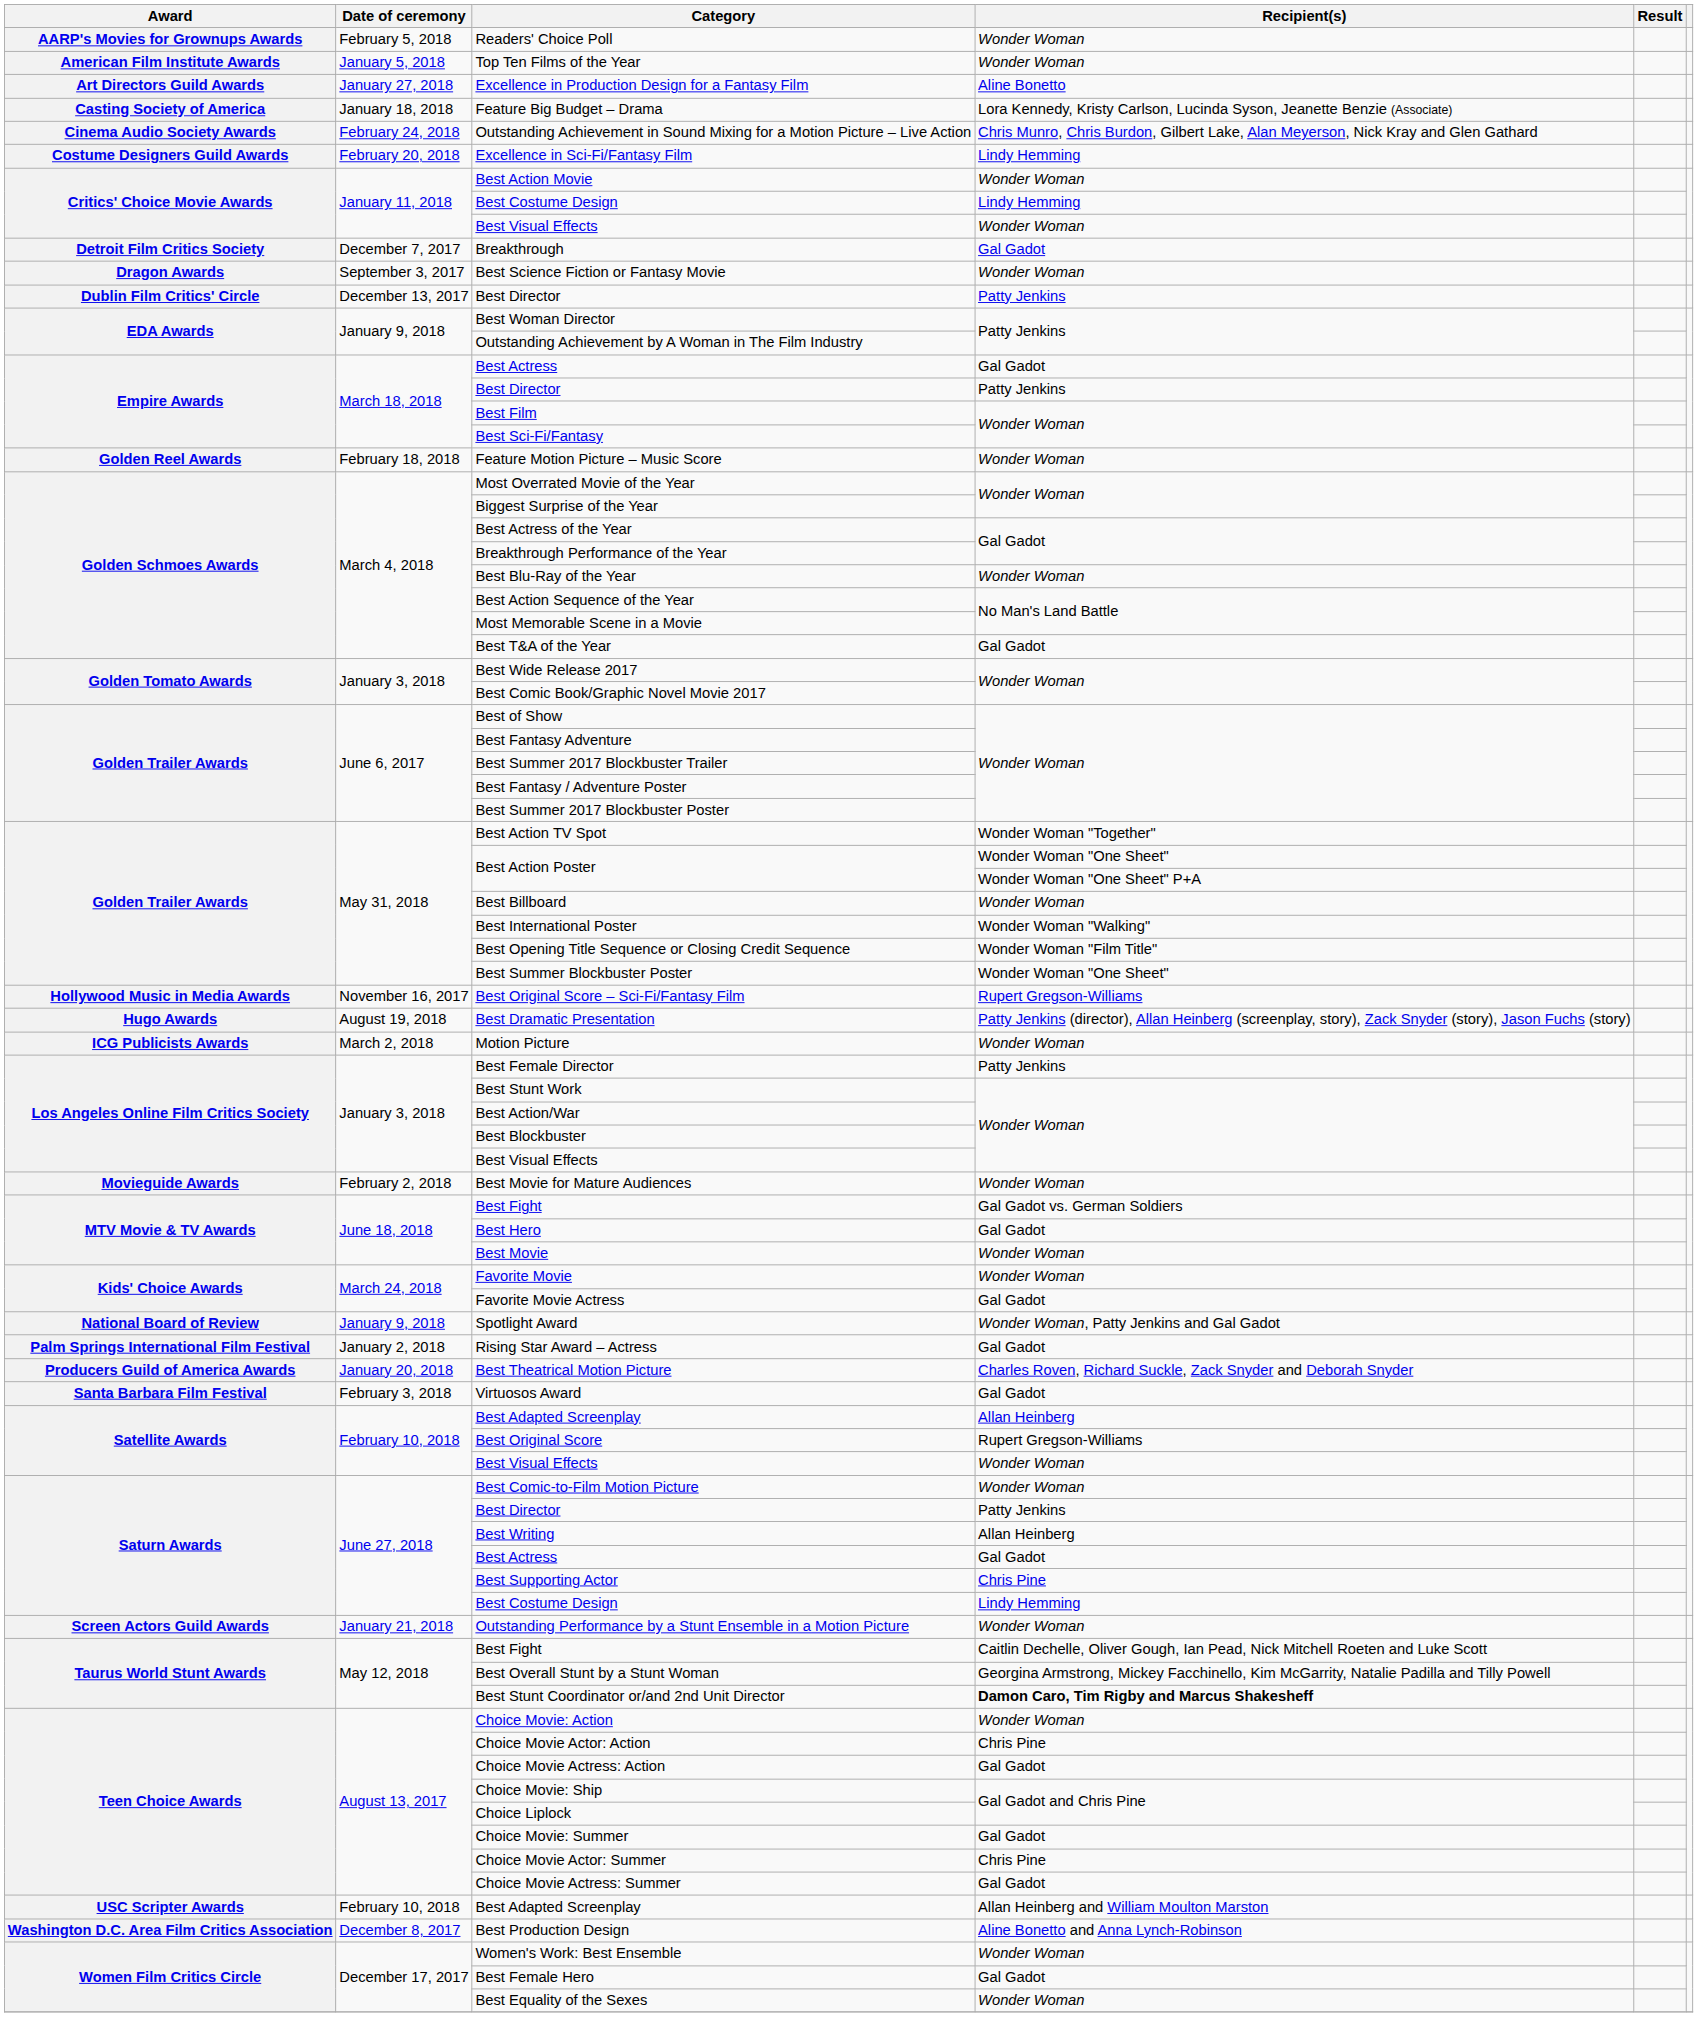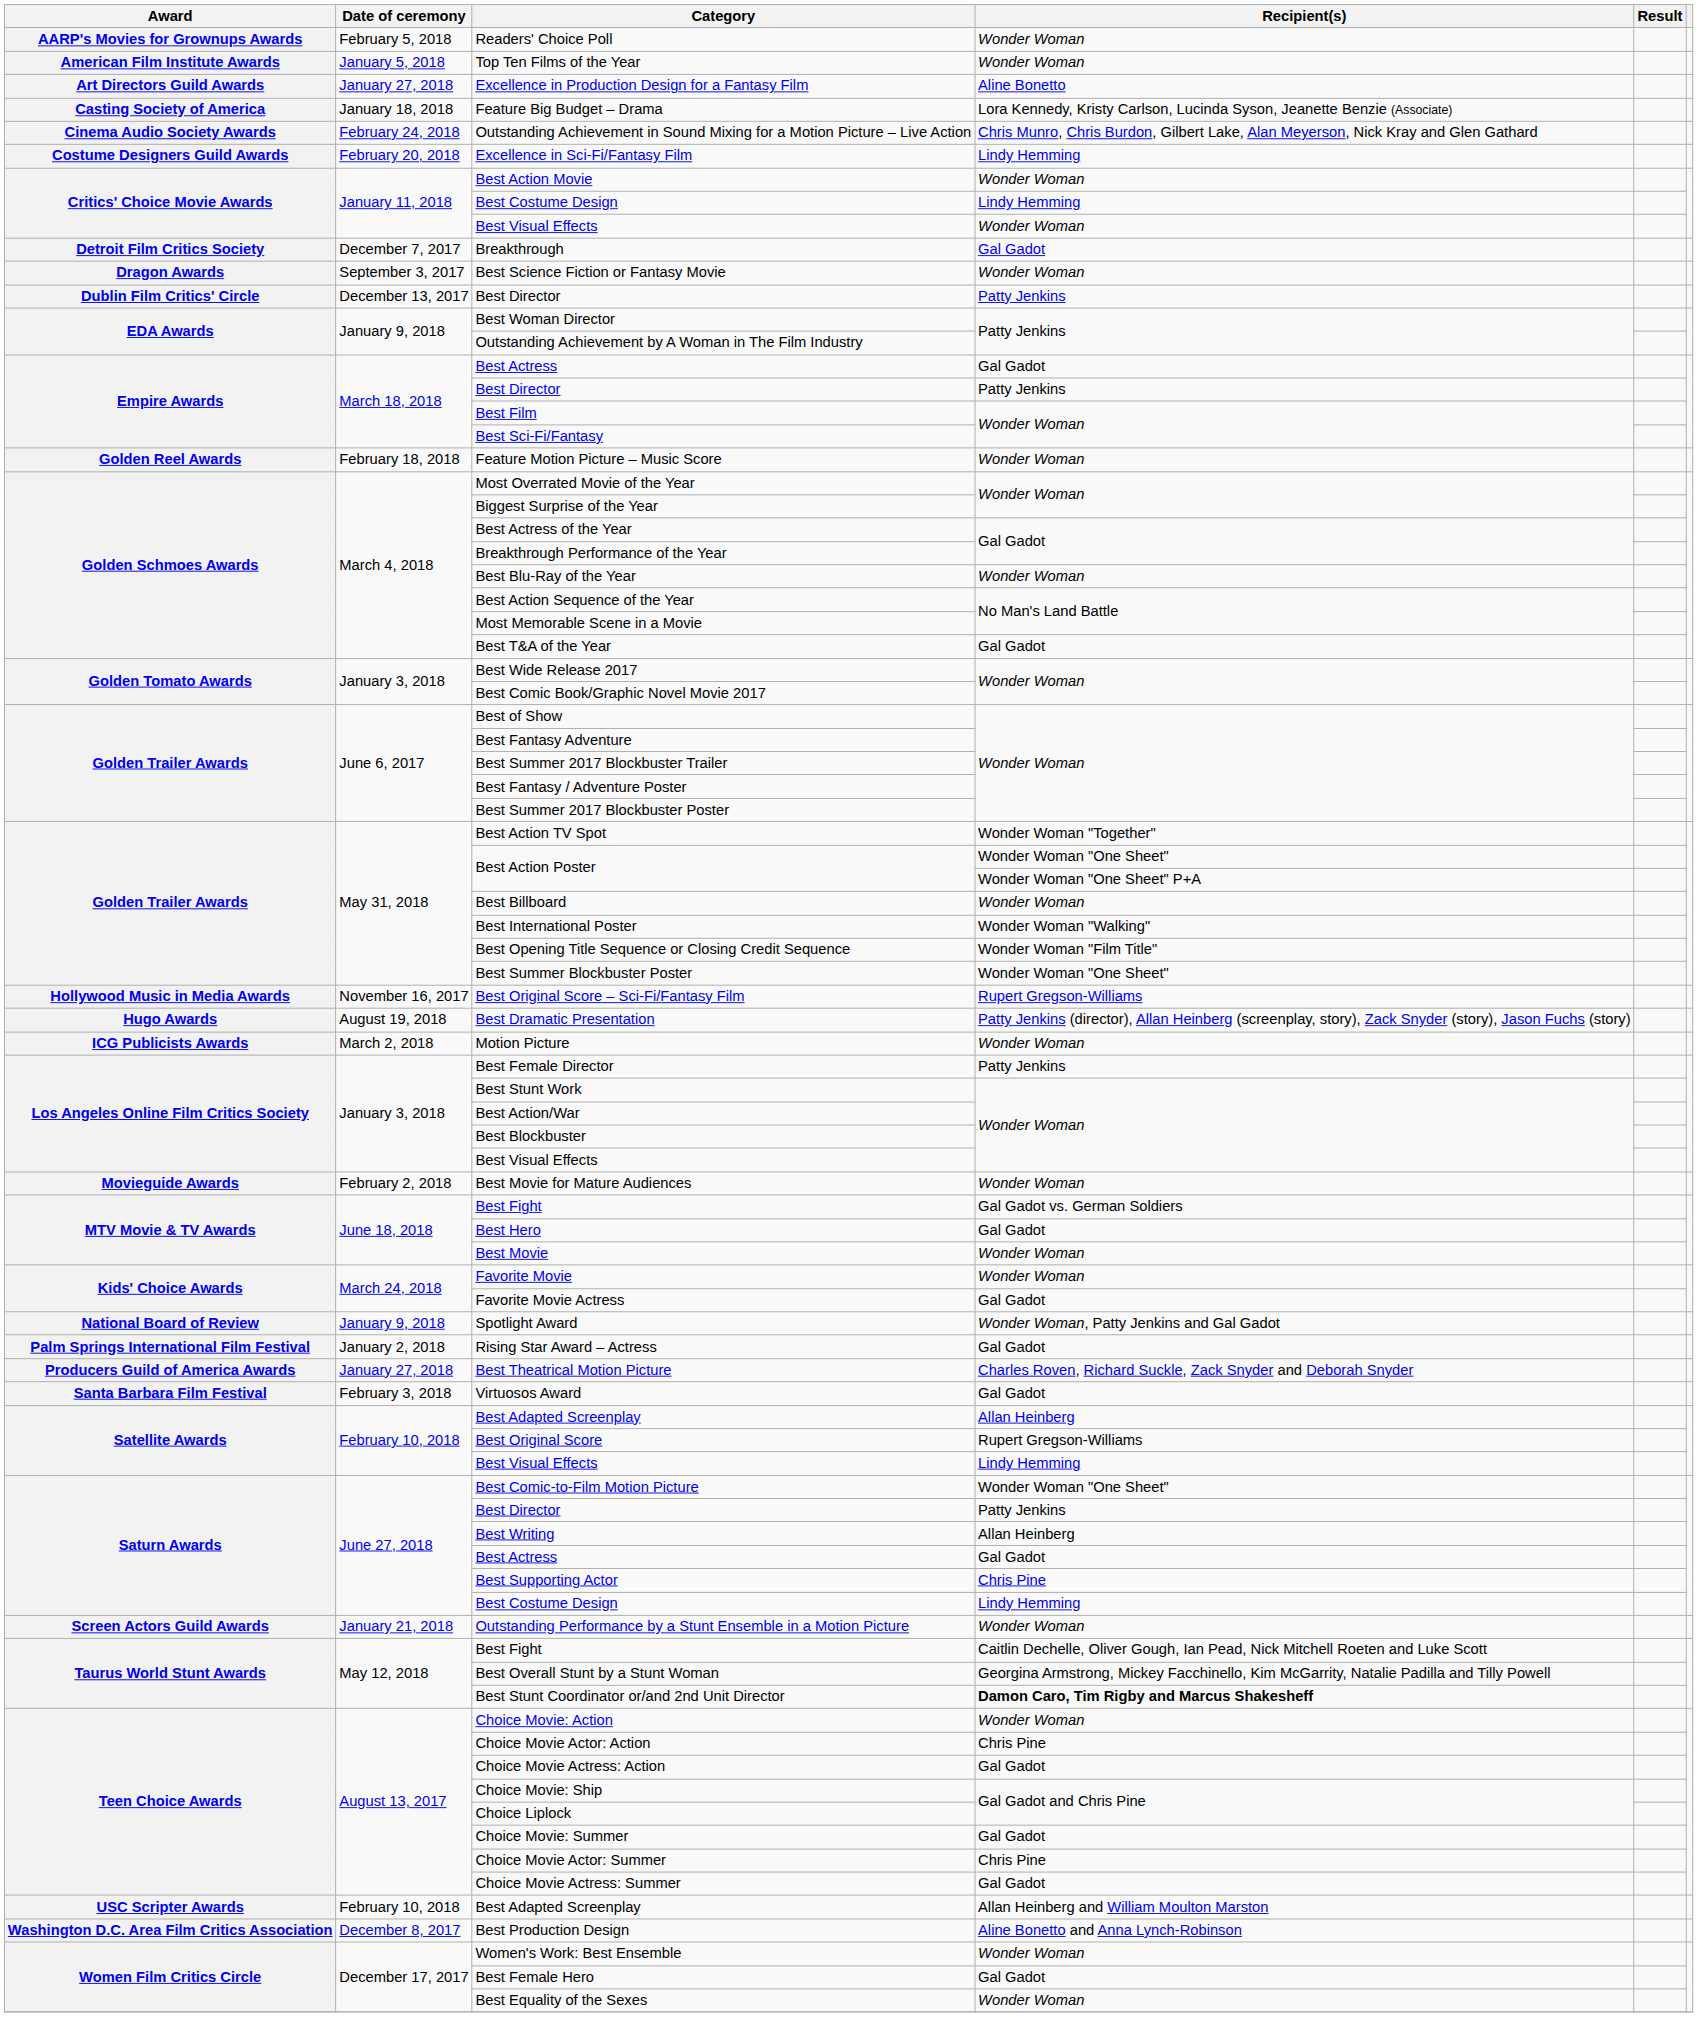(396, 1370) January 20, 2018 -> (396, 1370) January 27, 2018
(1031, 1463) Wonder Woman -> (1029, 1463) Lindy Hemming
(1031, 1486) Wonder Woman -> (1073, 1486) Wonder Woman "One Sheet"
